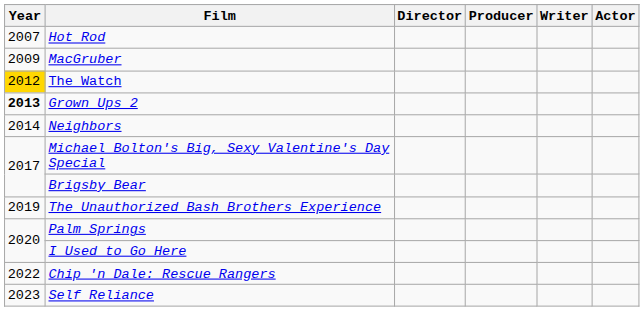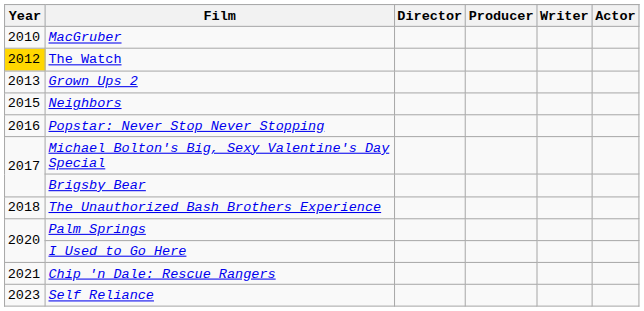- row: (77, 38)
(24, 60) 2009 -> (24, 38) 2010
(24, 104) bold -> (24, 82) normal
(24, 126) 2014 -> (24, 104) 2015
+ row: (186, 126)
(24, 207) 2019 -> (24, 207) 2018
(24, 274) 2022 -> (24, 274) 2021
